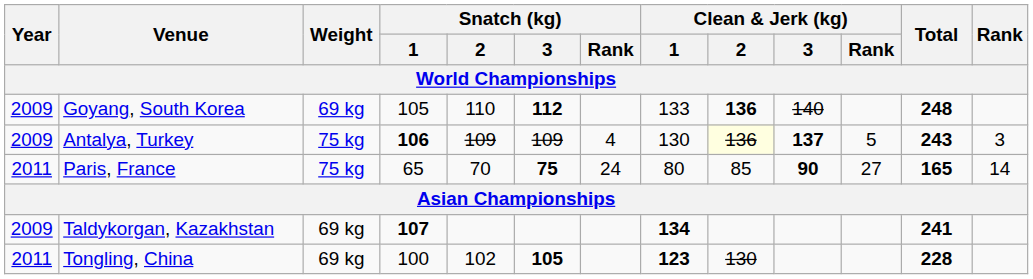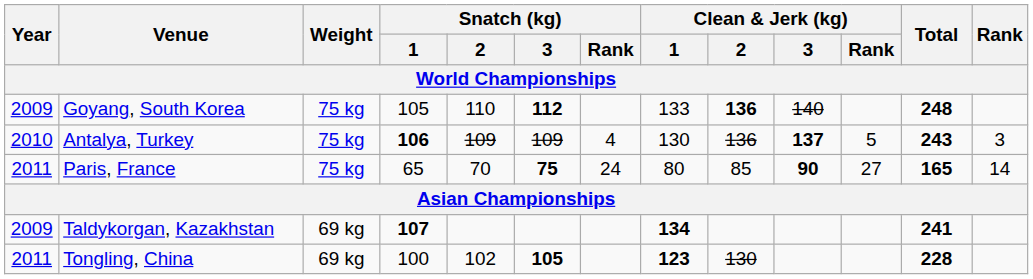(341, 109) 69 kg -> (341, 109) 75 kg
(32, 139) 2009 -> (32, 139) 2010
(741, 139) lightyellow background -> (741, 139) no background
